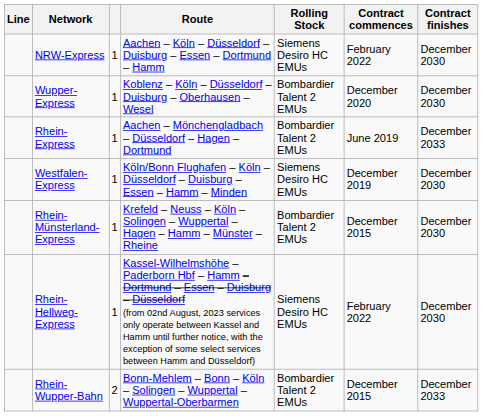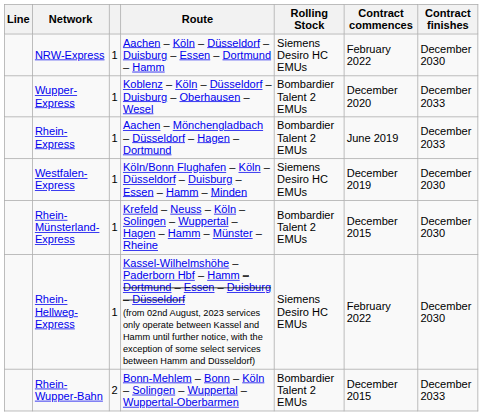(446, 96) December 2030 -> (446, 96) December 2033
